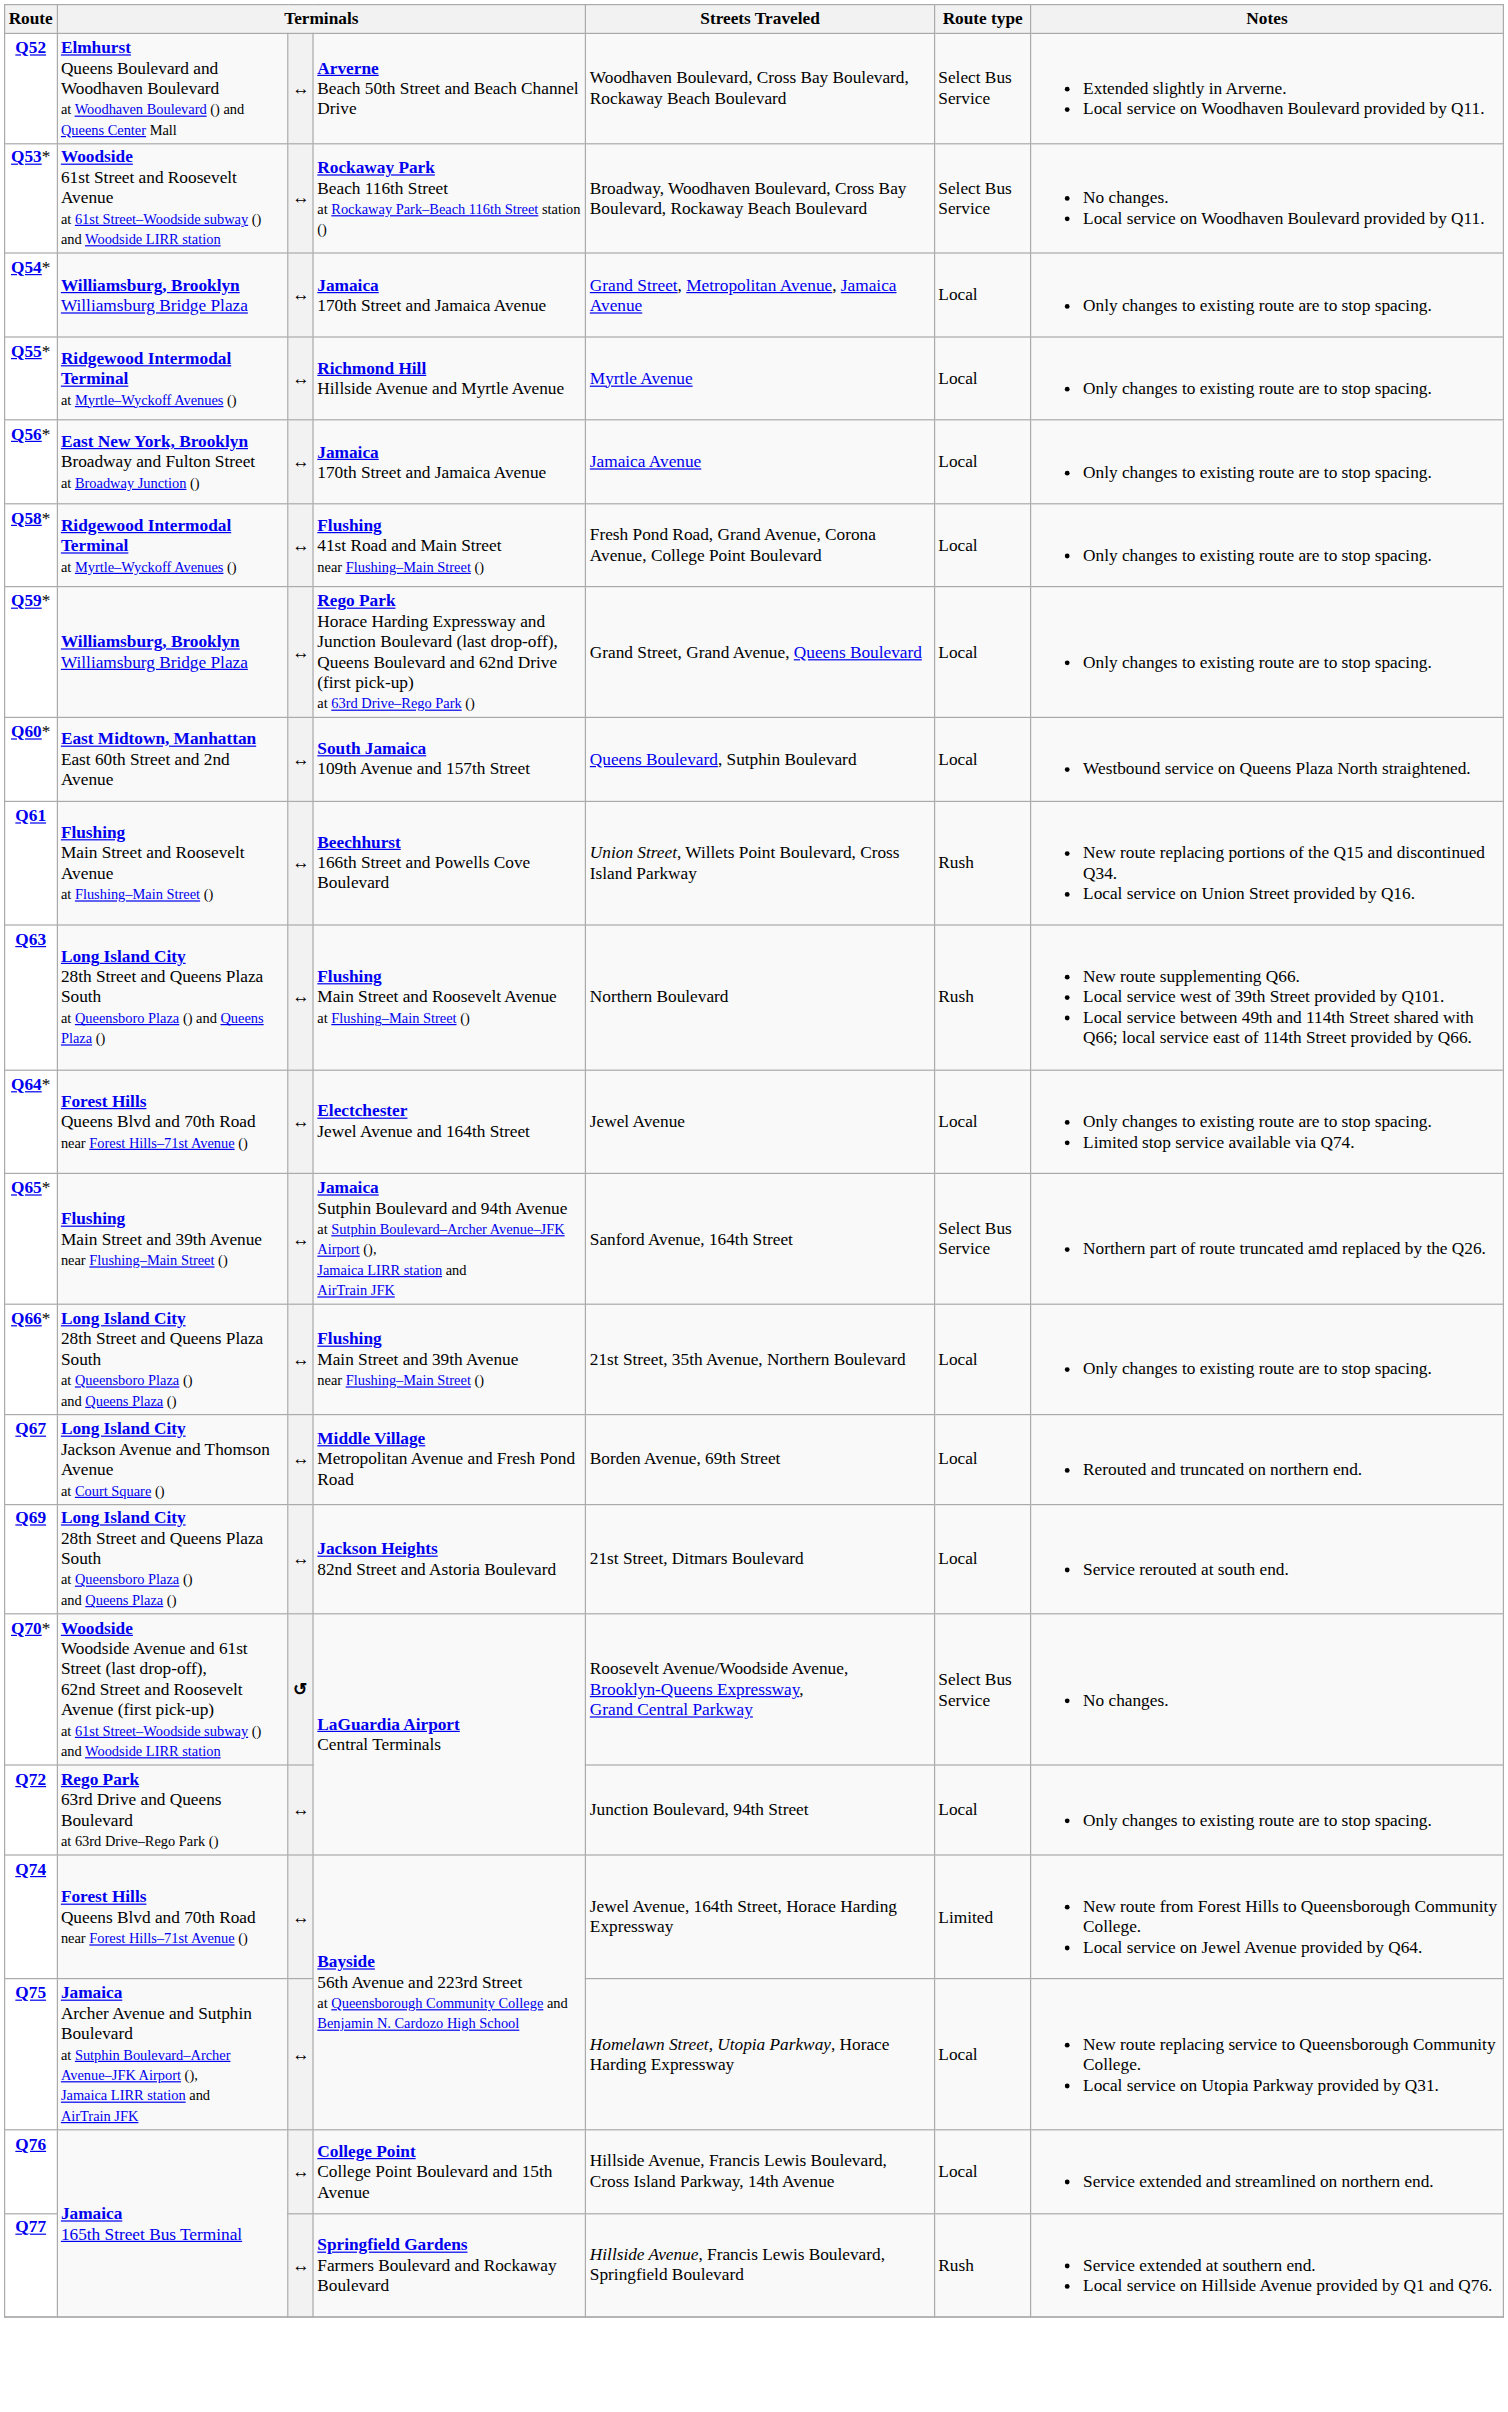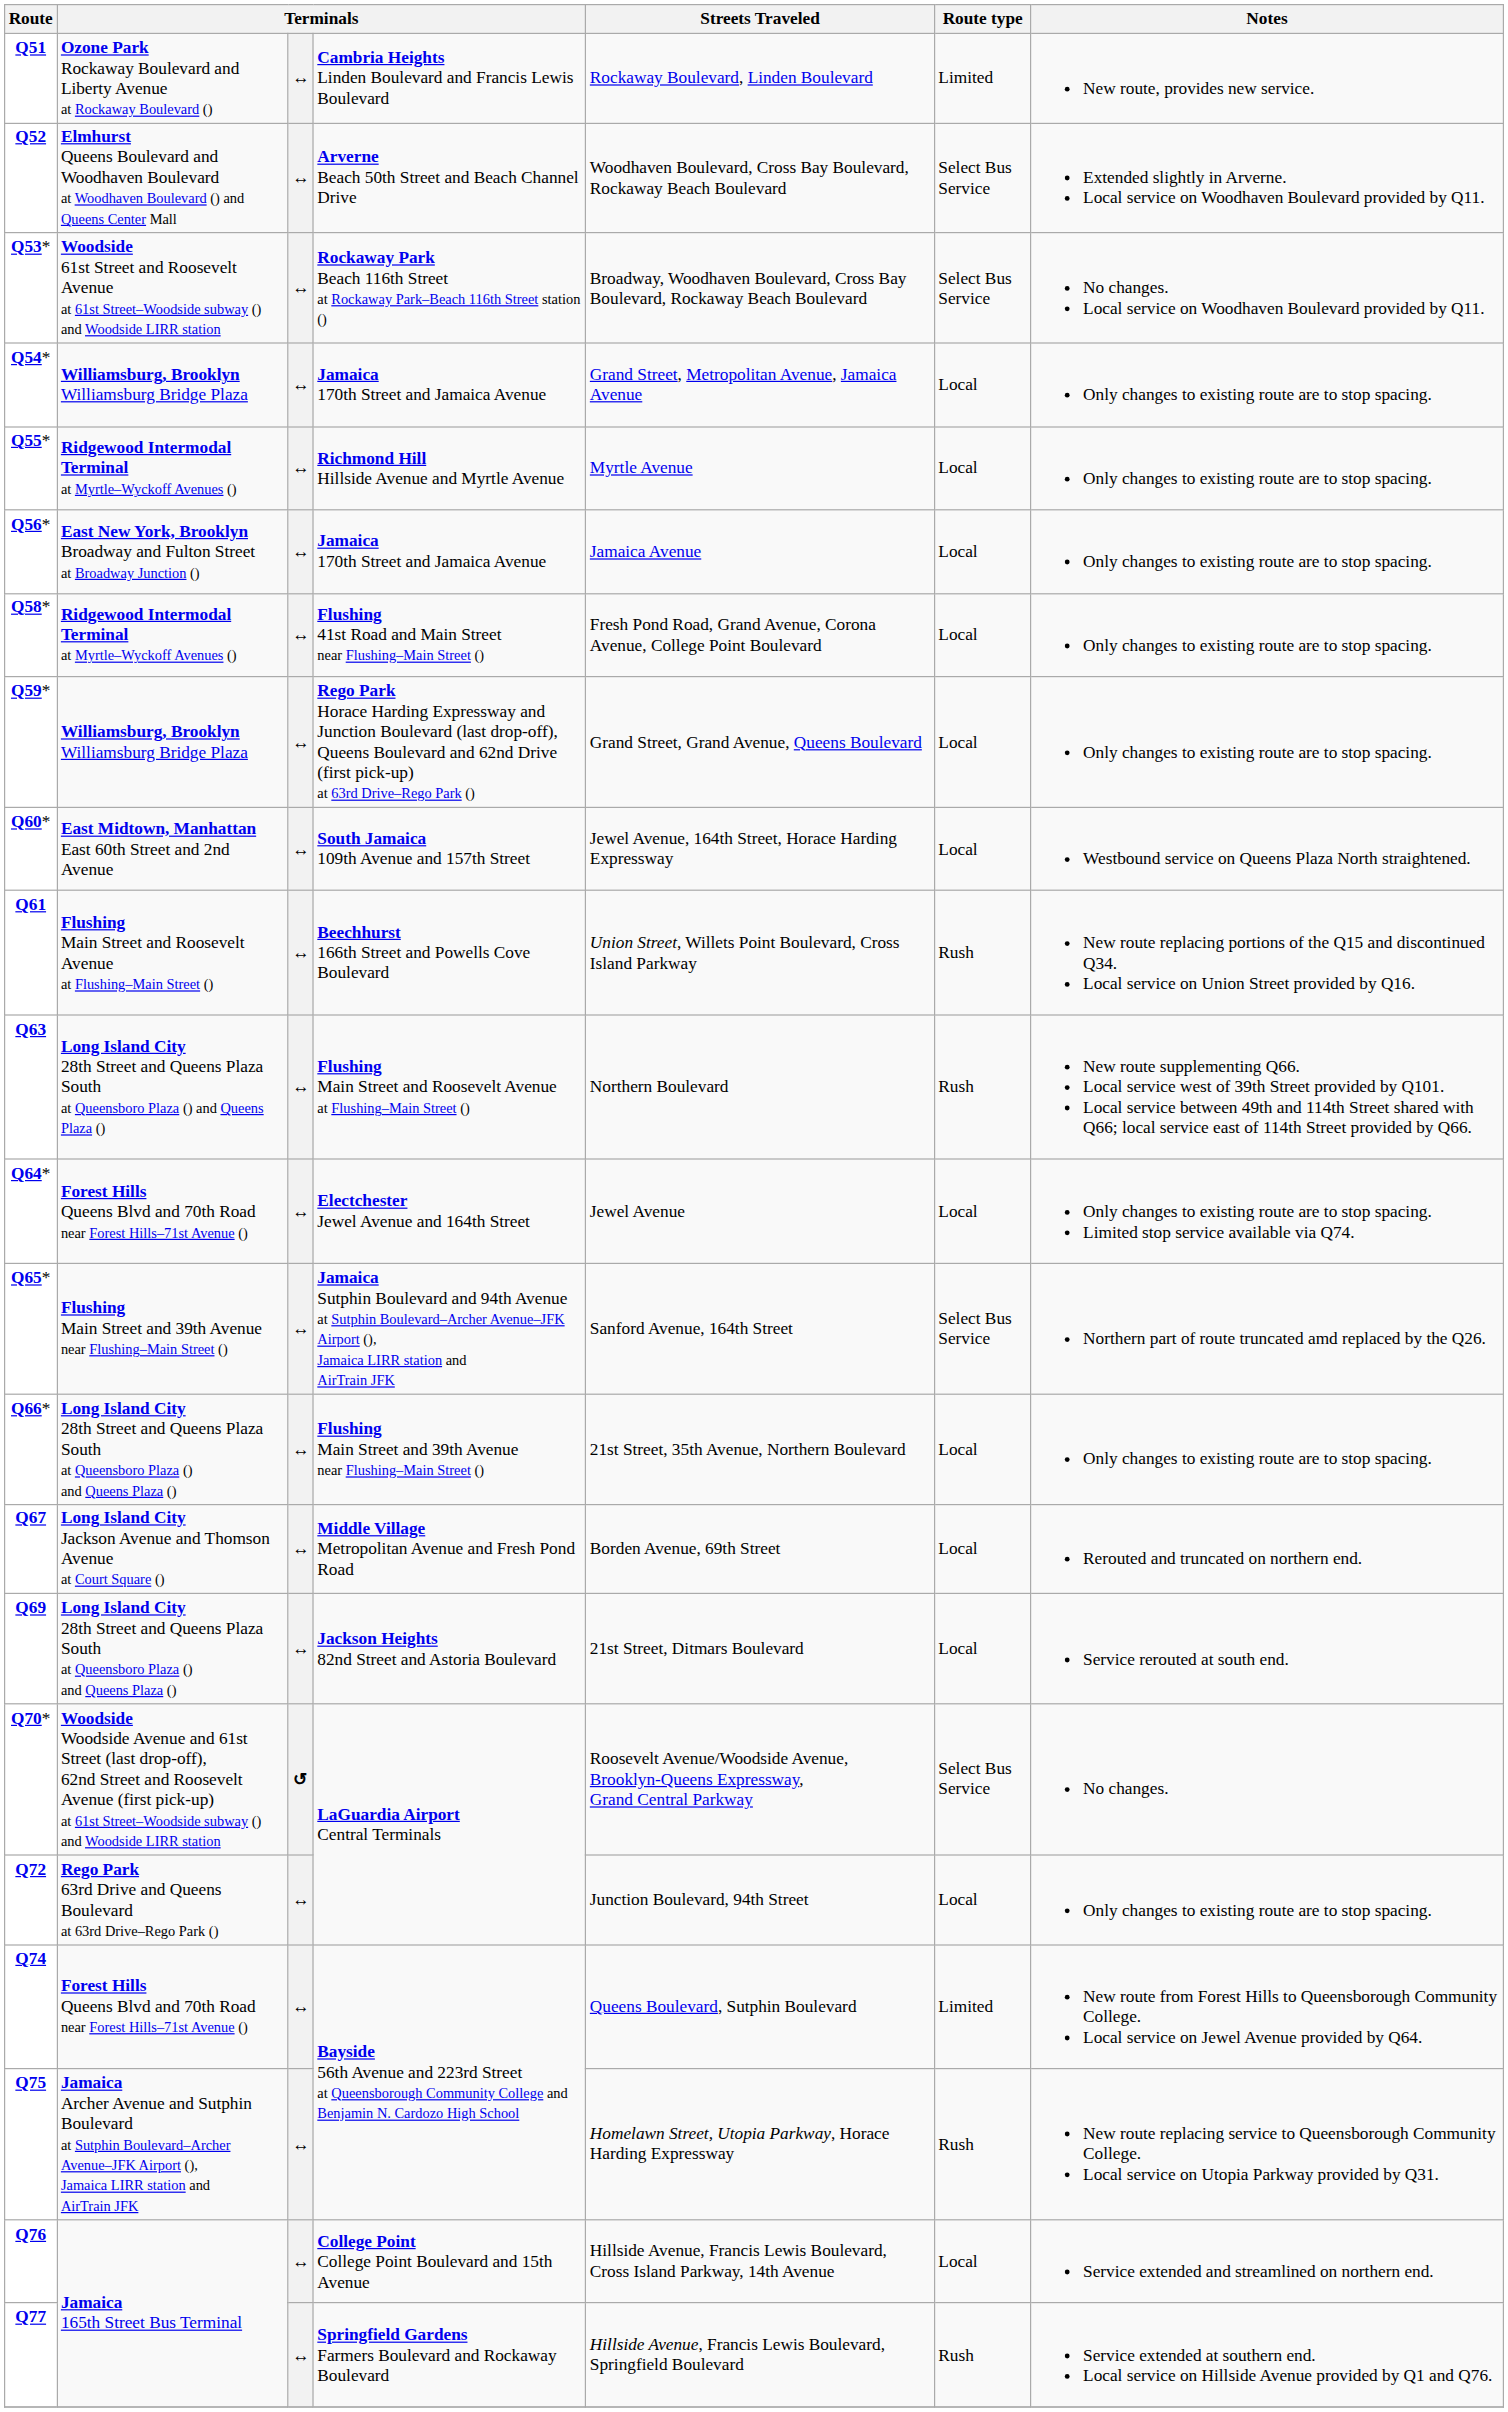+ row: (31, 48)
(723, 759) Queens Boulevard, Sutphin Boulevard -> (743, 849) Jewel Avenue, 164th Street, Horace Harding Expressway
(743, 1917) Jewel Avenue, 164th Street, Horace Harding Expressway -> (723, 2006) Queens Boulevard, Sutphin Boulevard
(958, 2054) Local -> (956, 2144) Rush
